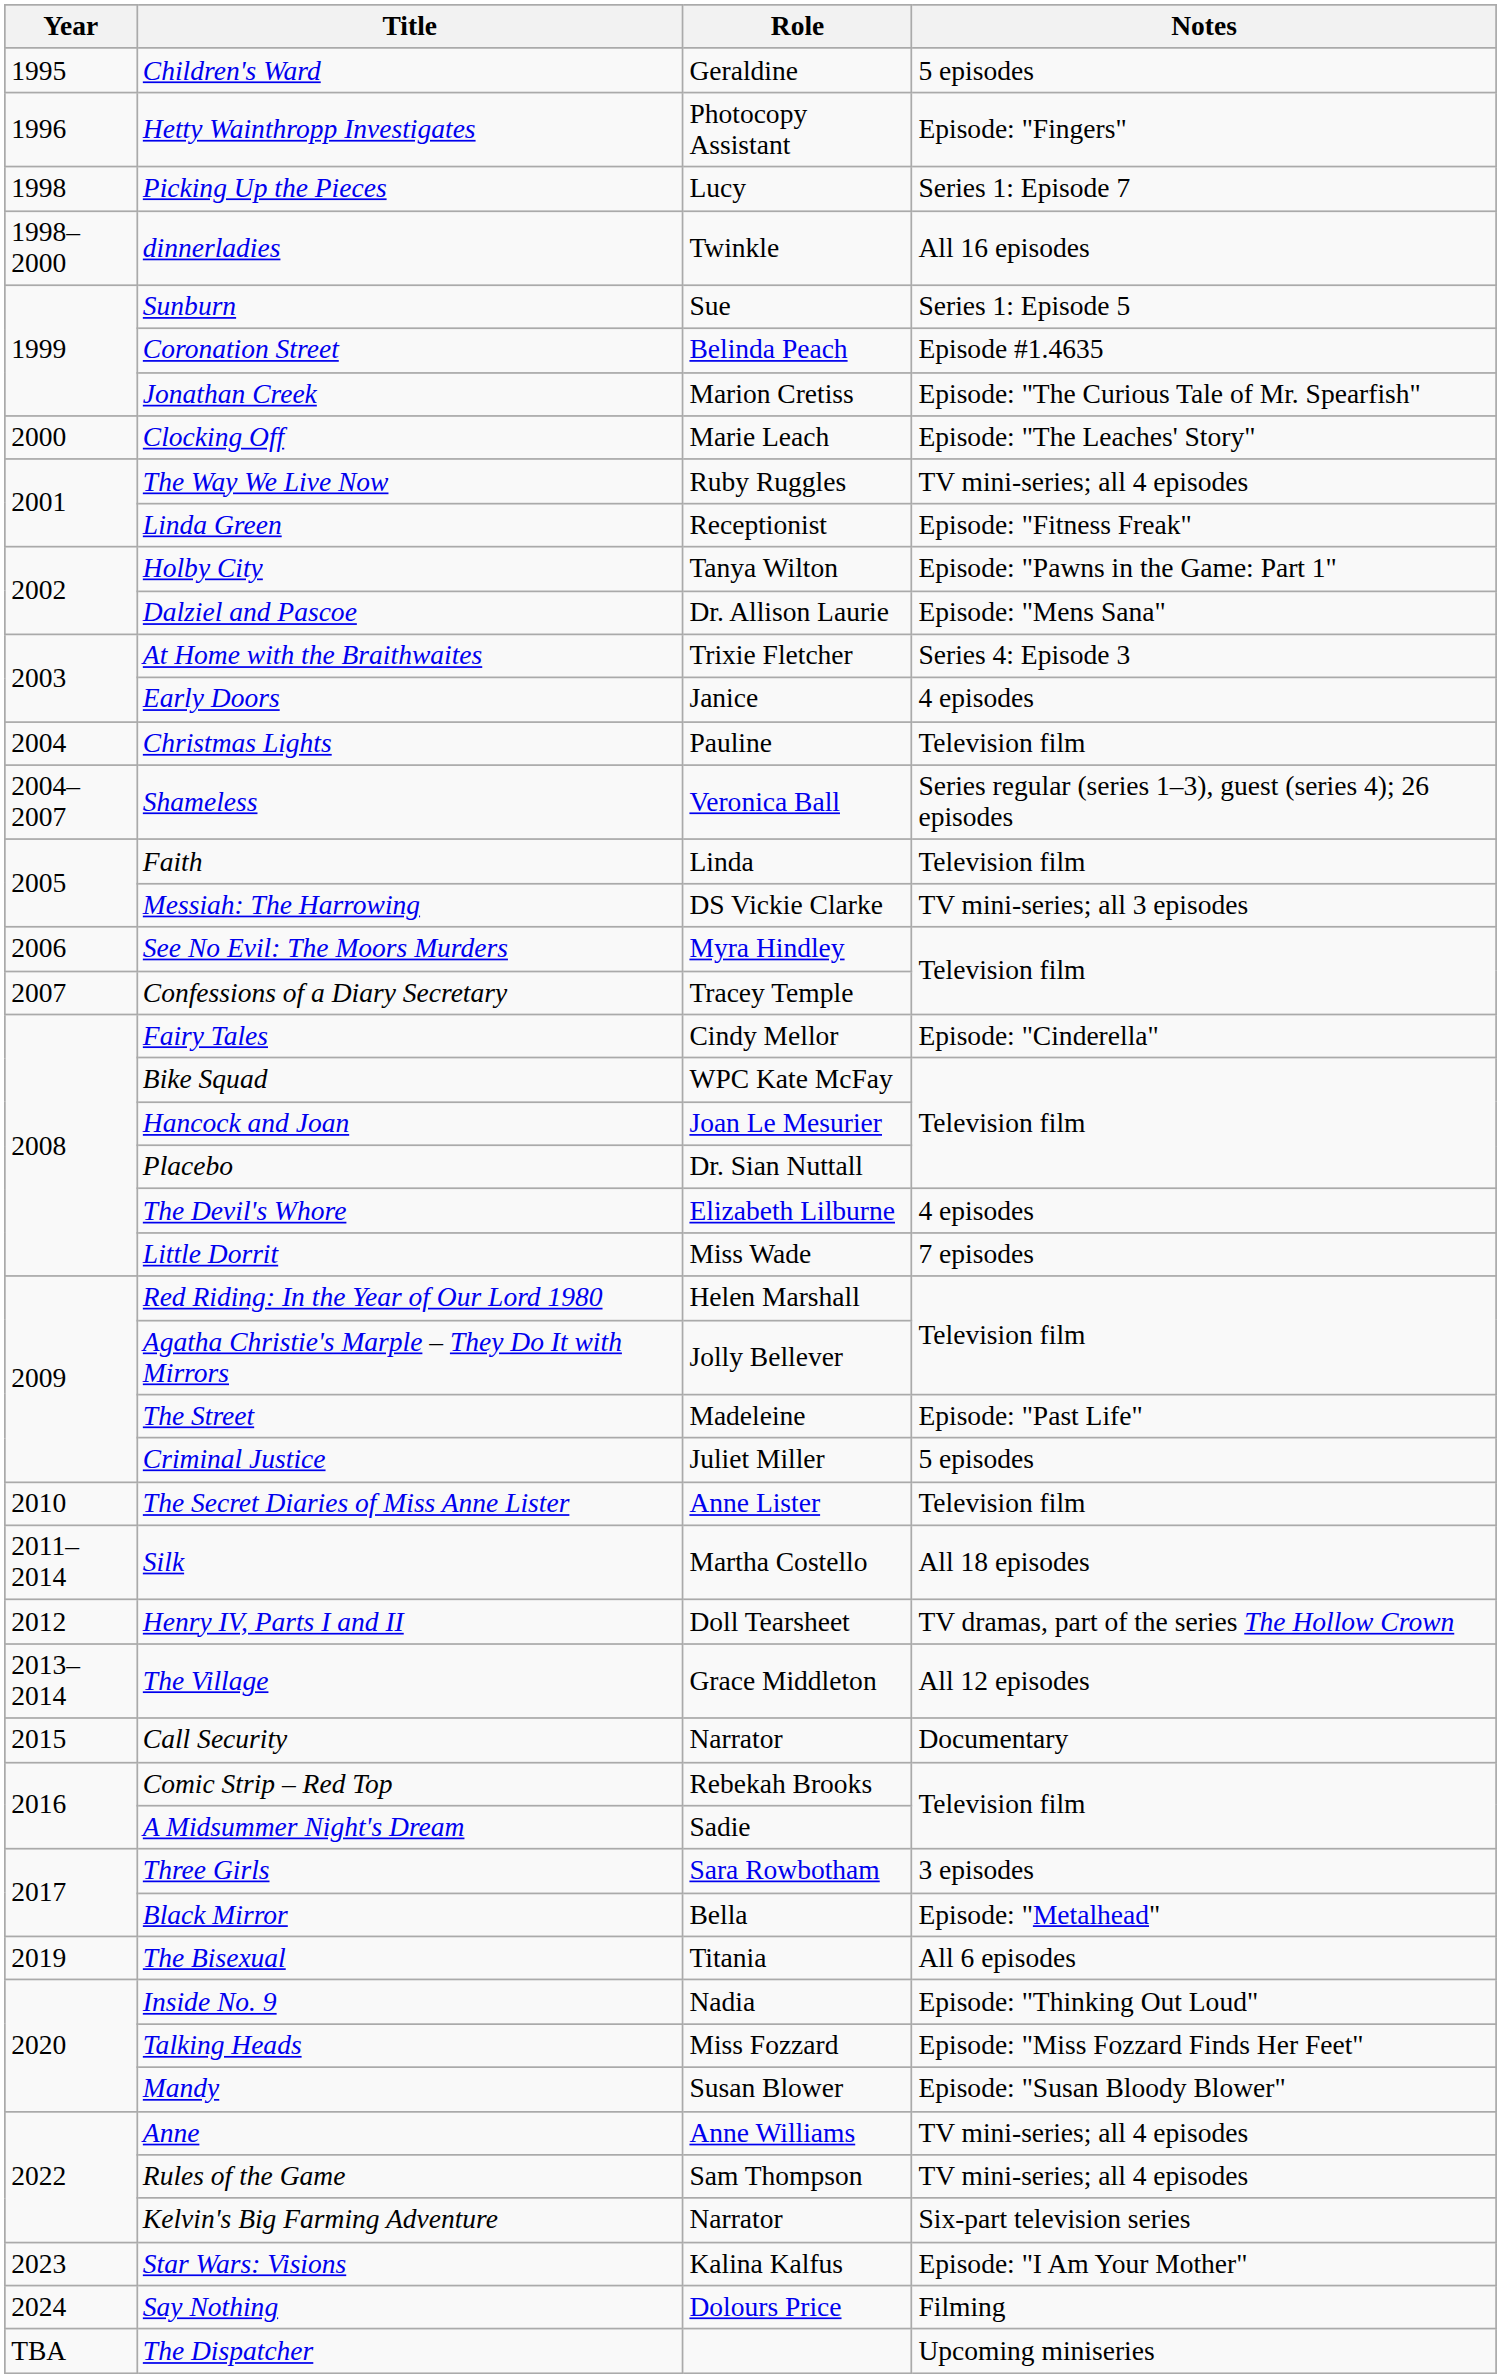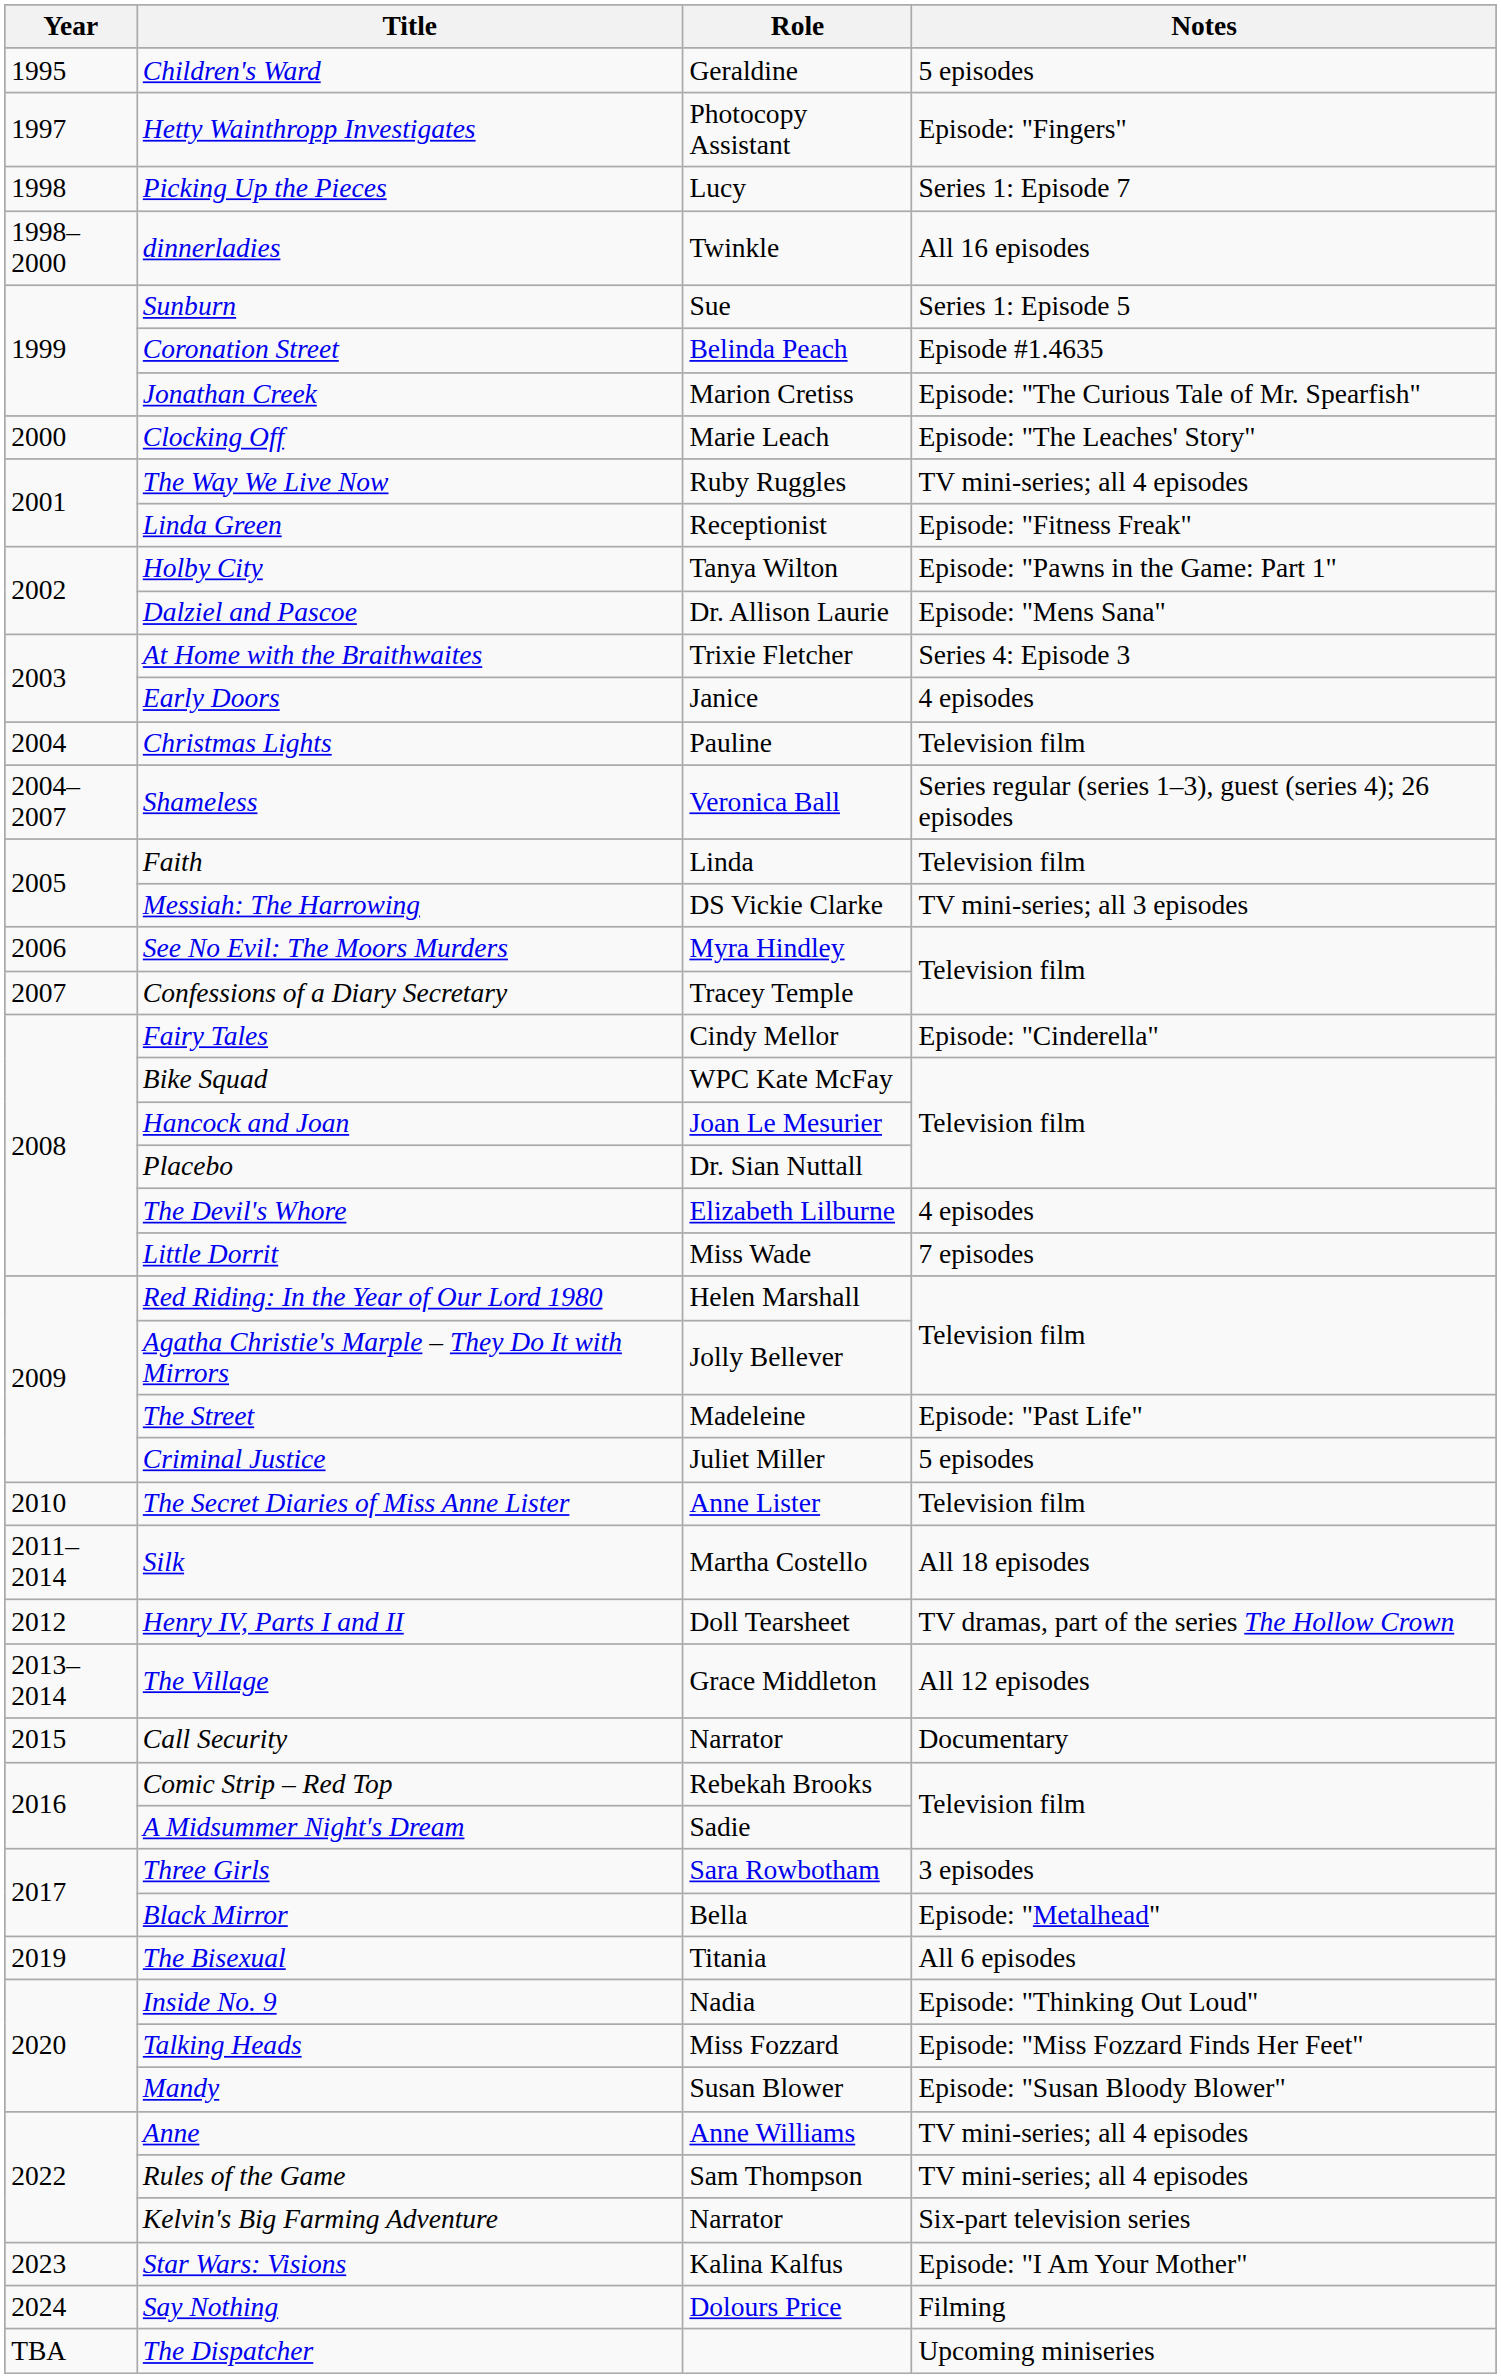(39, 129) 1996 -> (39, 129) 1997
